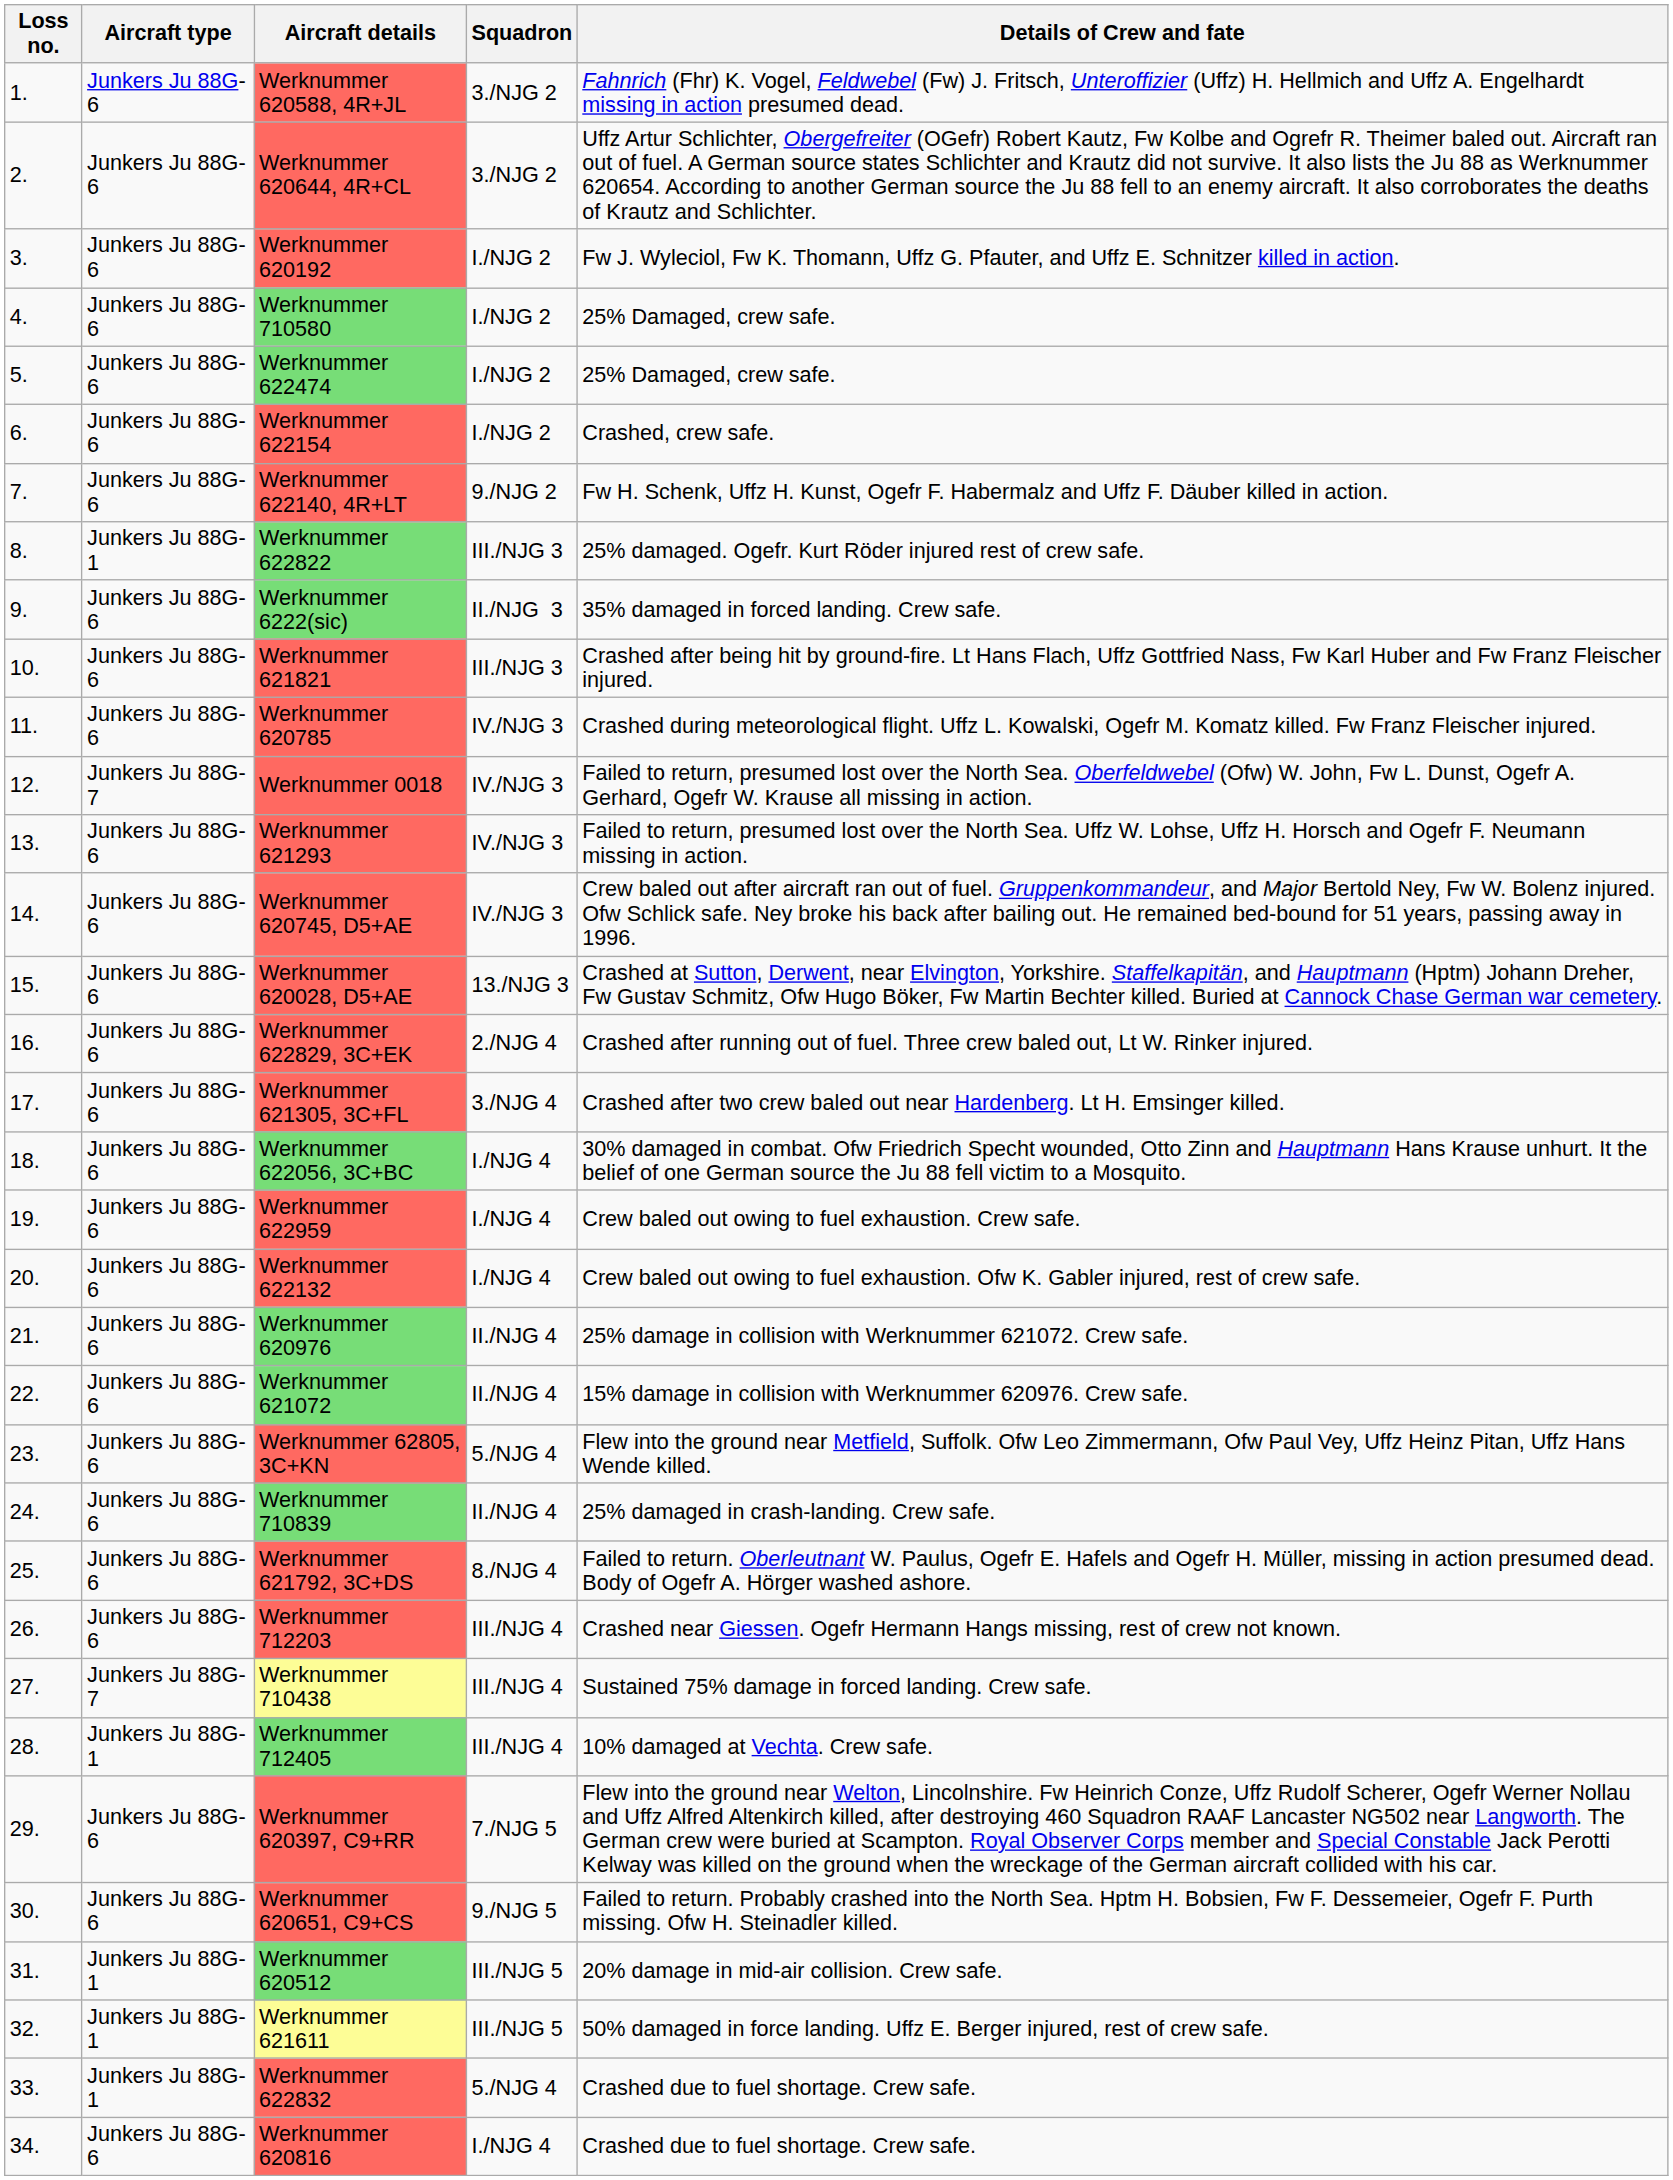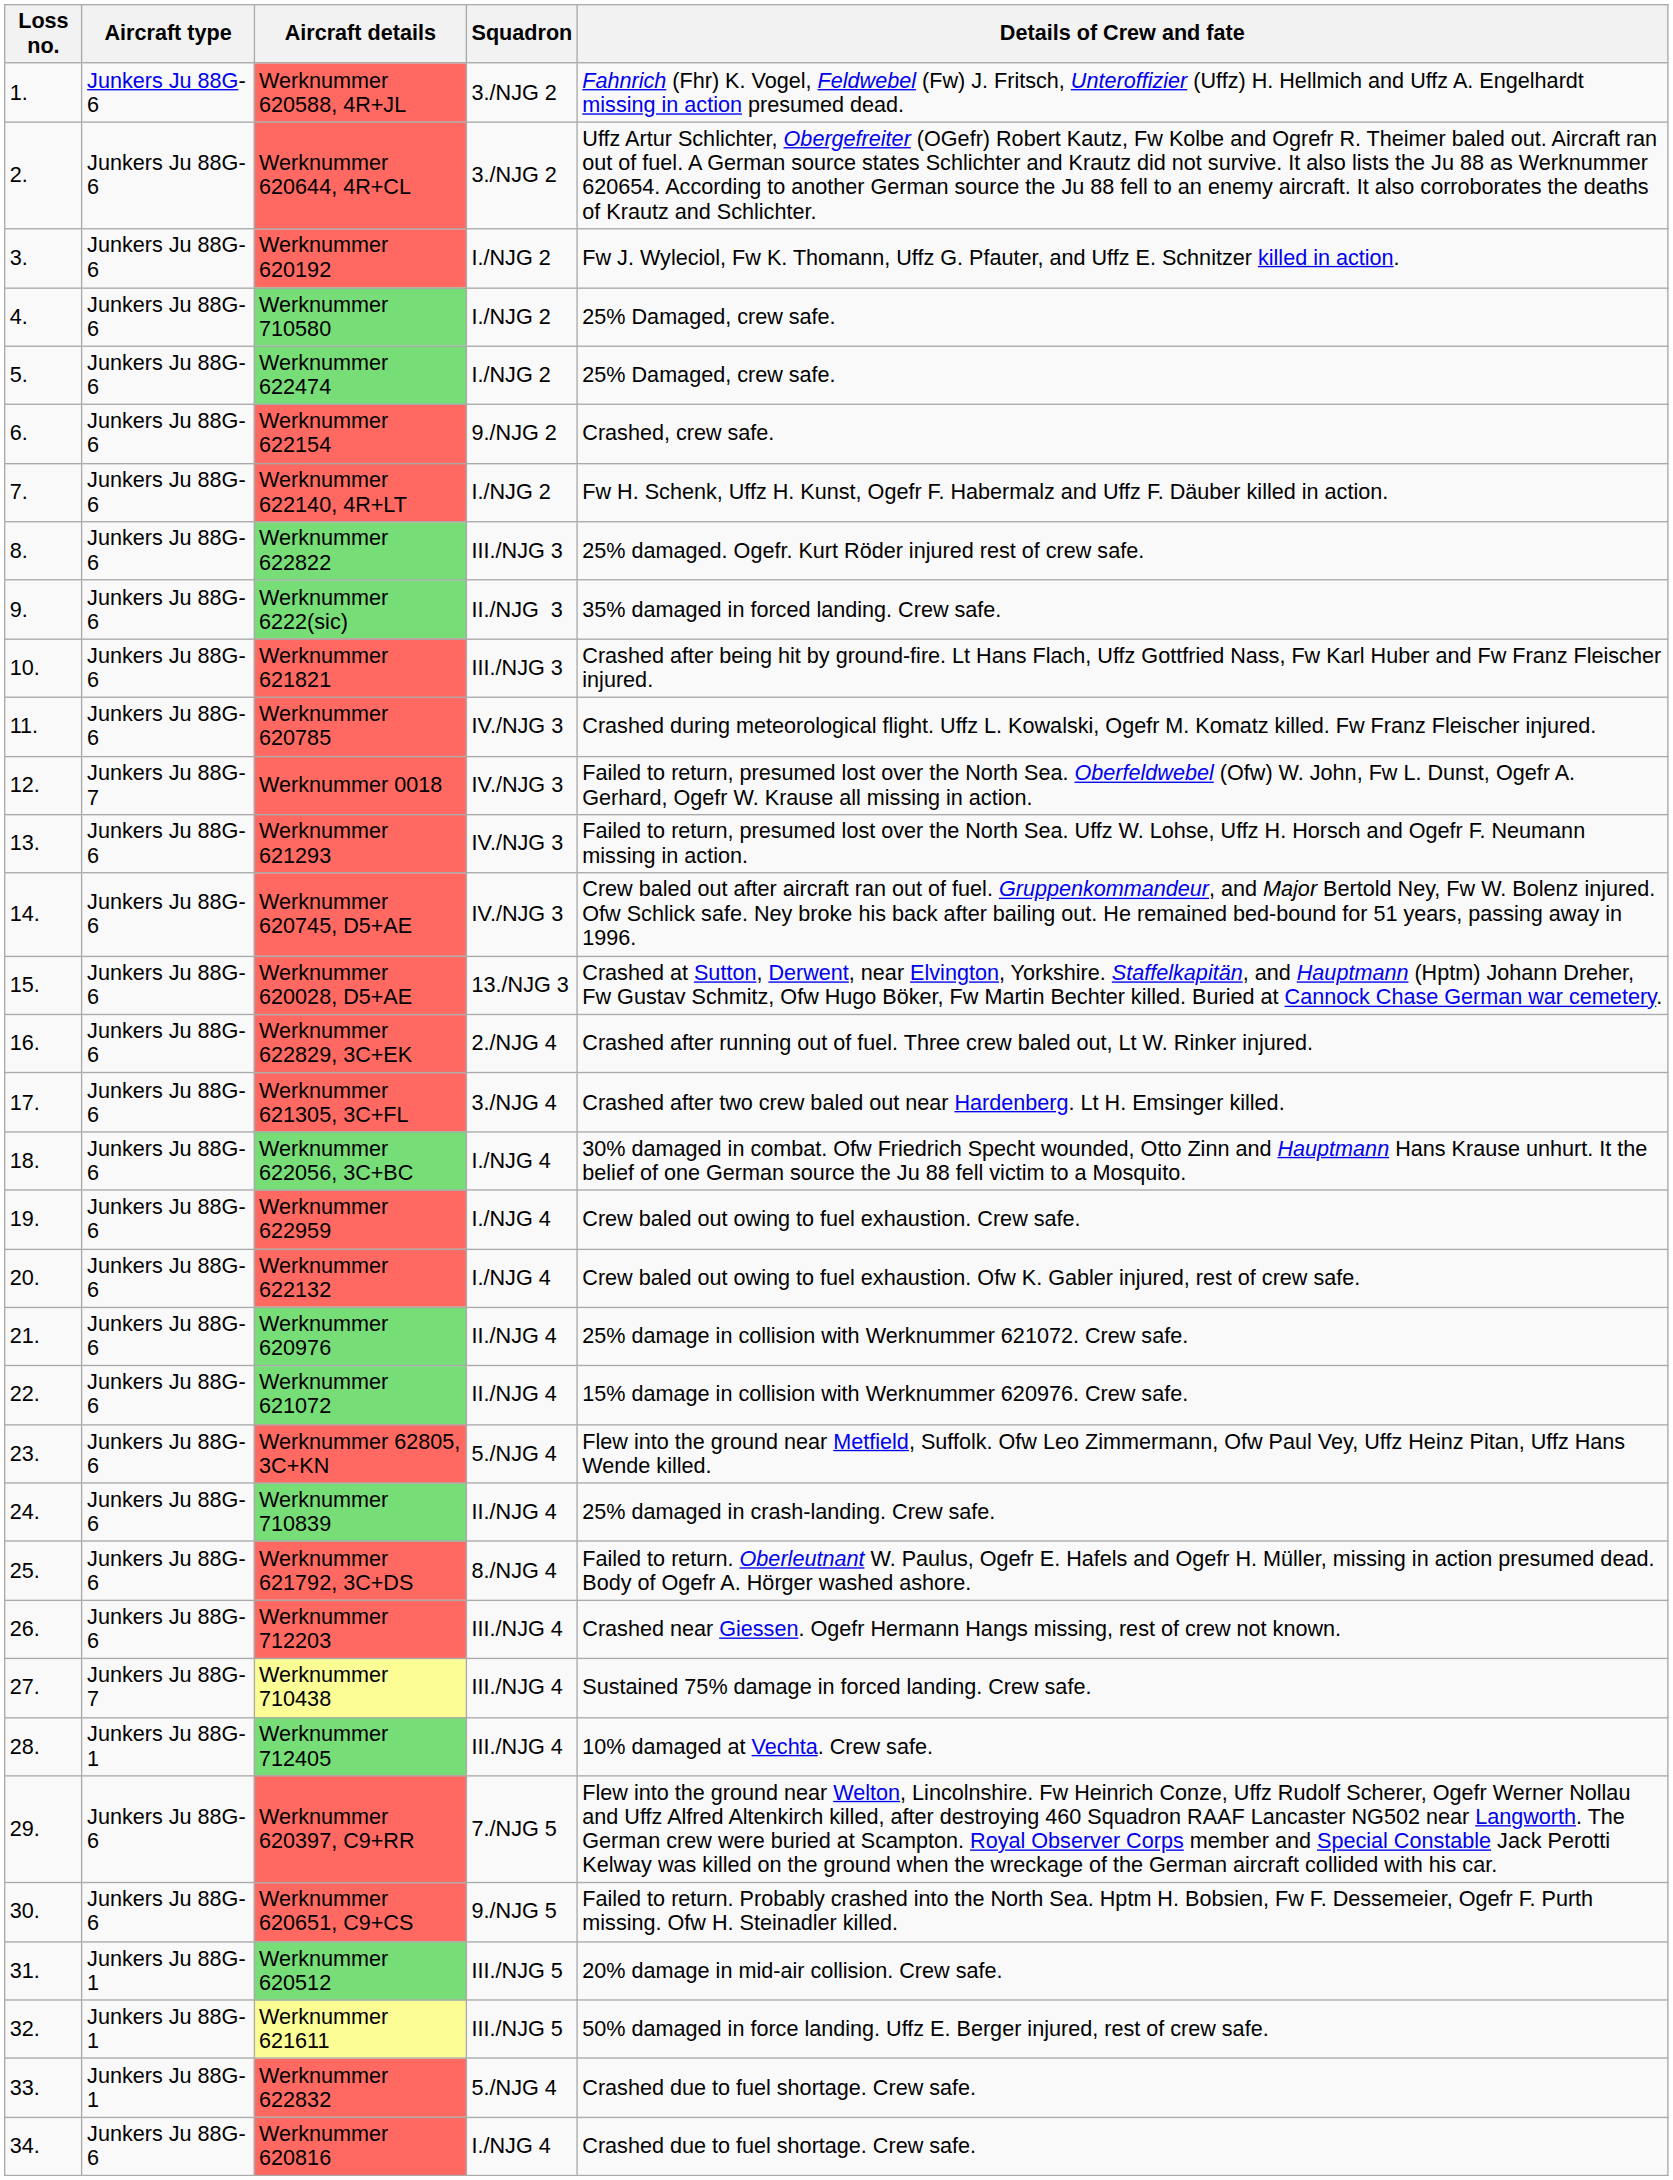(511, 433) I./NJG 2 -> (514, 433) 9./NJG 2
(514, 492) 9./NJG 2 -> (511, 492) I./NJG 2
(166, 550) Junkers Ju 88G-1 -> (166, 550) Junkers Ju 88G-6
